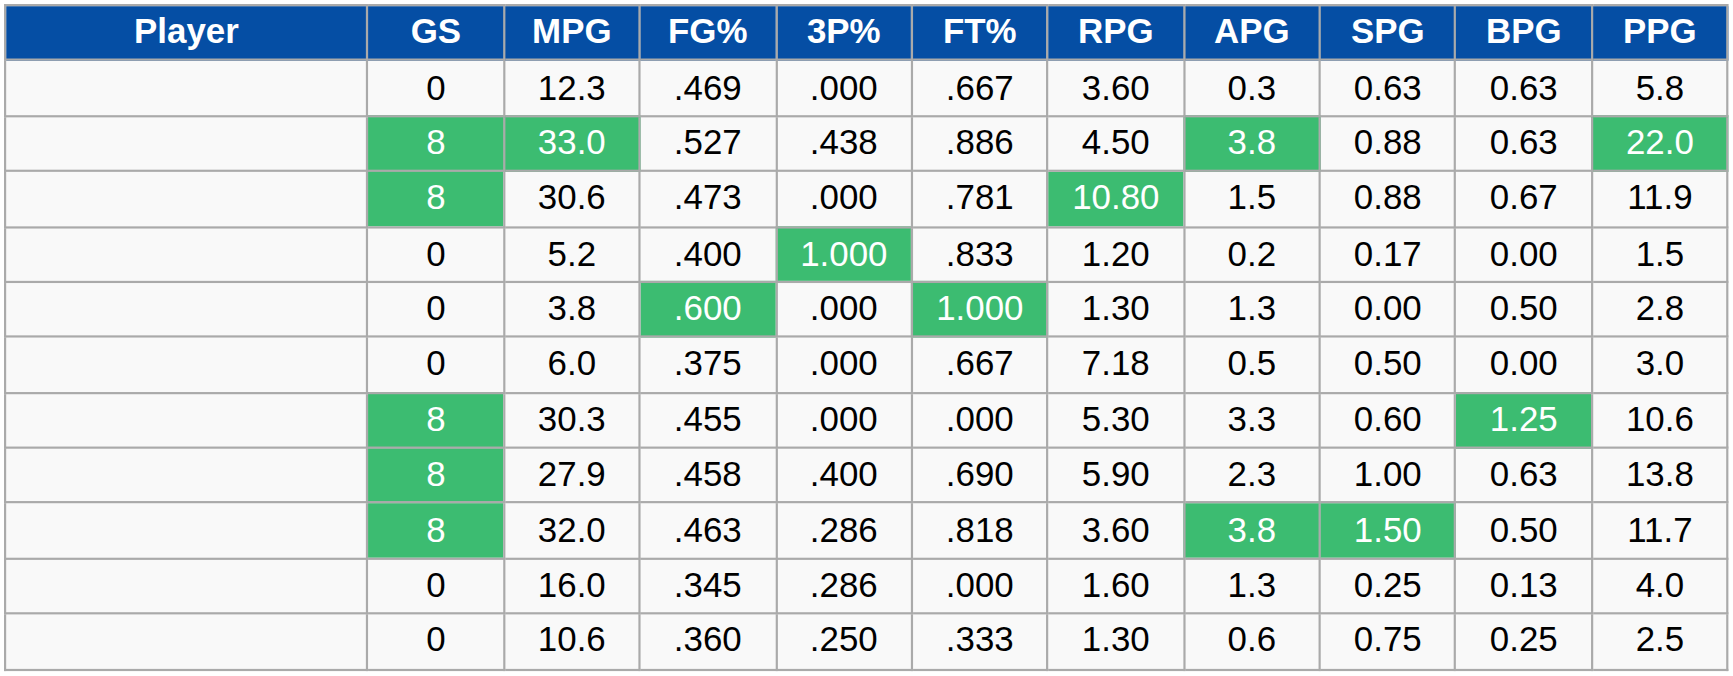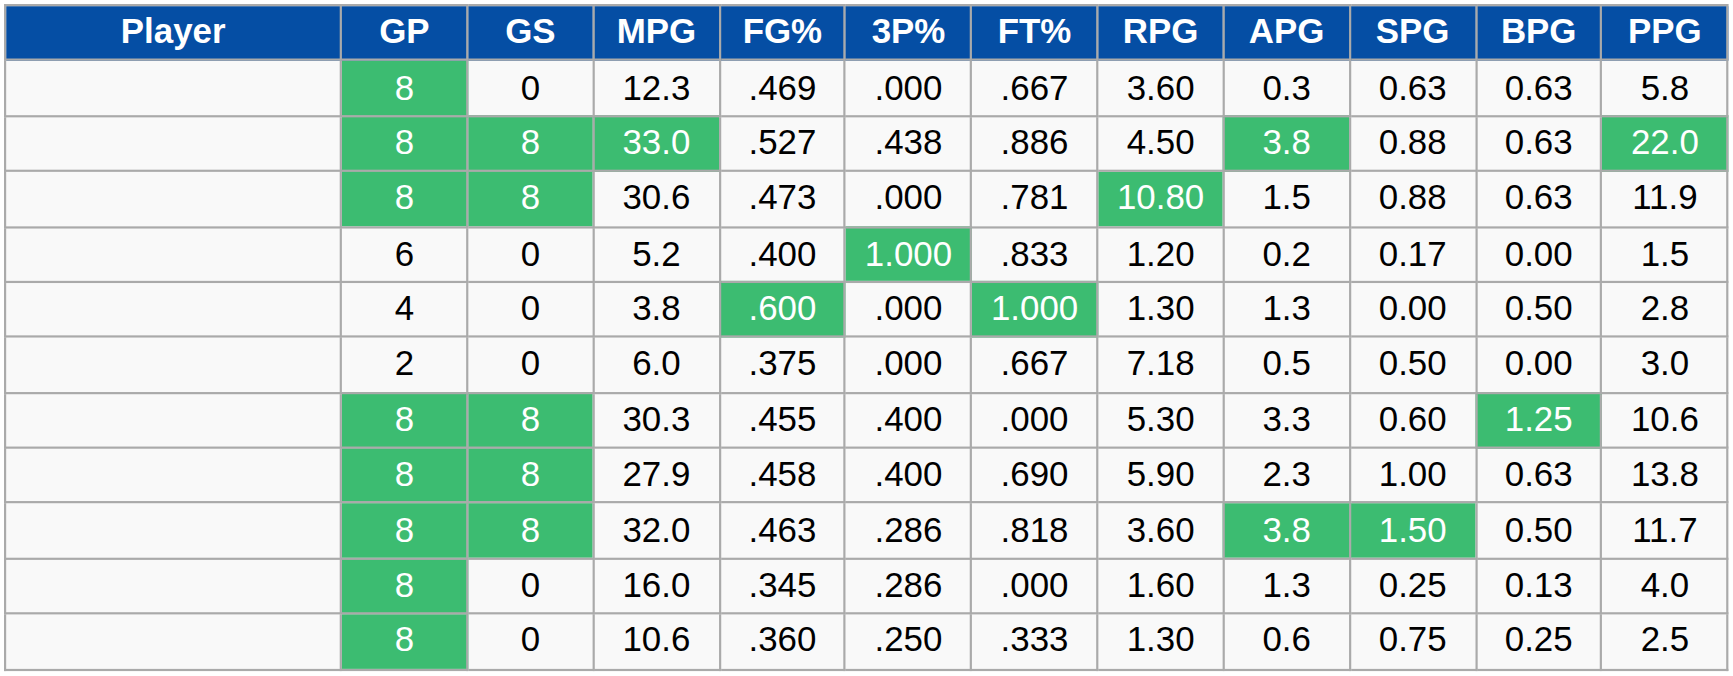+ column: (404, 32)
(1524, 198) 0.67 -> (1539, 198) 0.63
(844, 419) .000 -> (908, 419) .400
